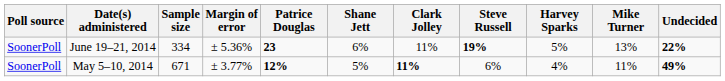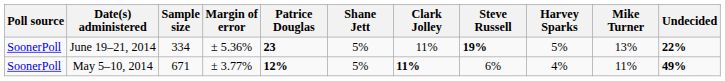(360, 47) 6% -> (360, 47) 5%
